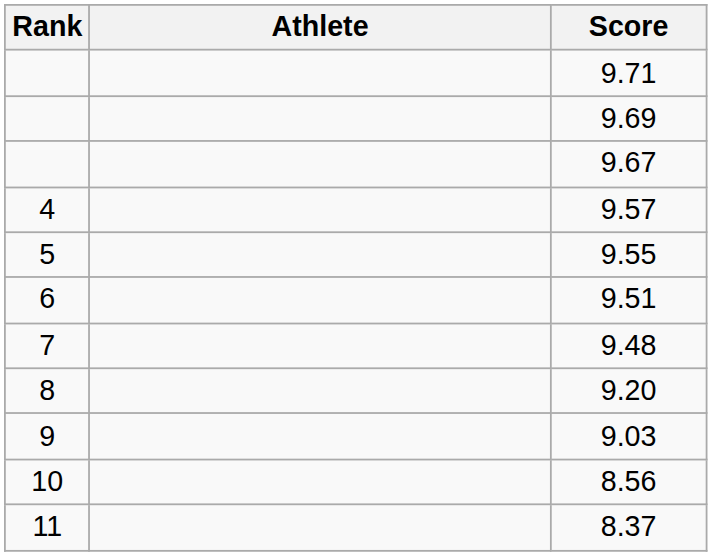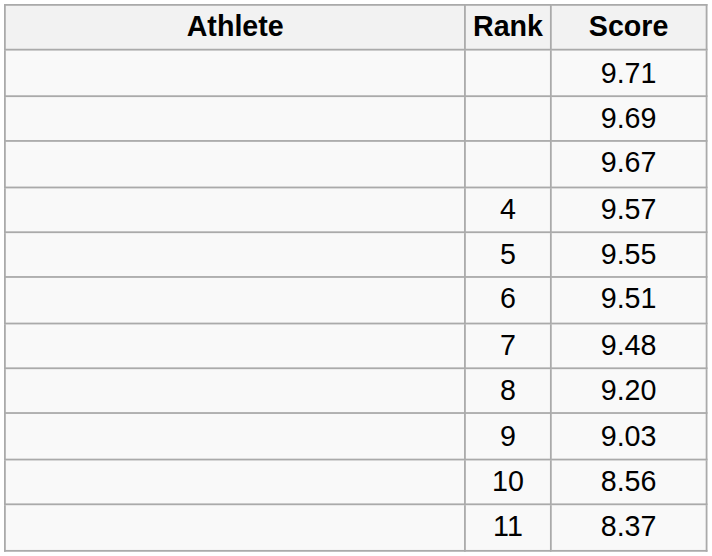columns swapped: (47, 27) <-> (320, 27)
